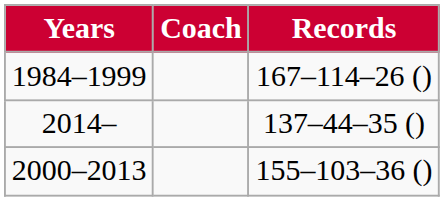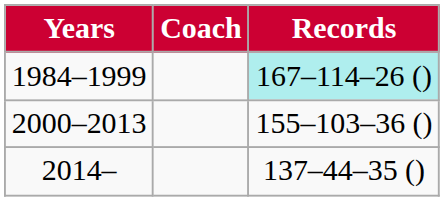(344, 75) no background -> (344, 75) paleturquoise background
rows swapped: (79, 170) <-> (79, 123)
